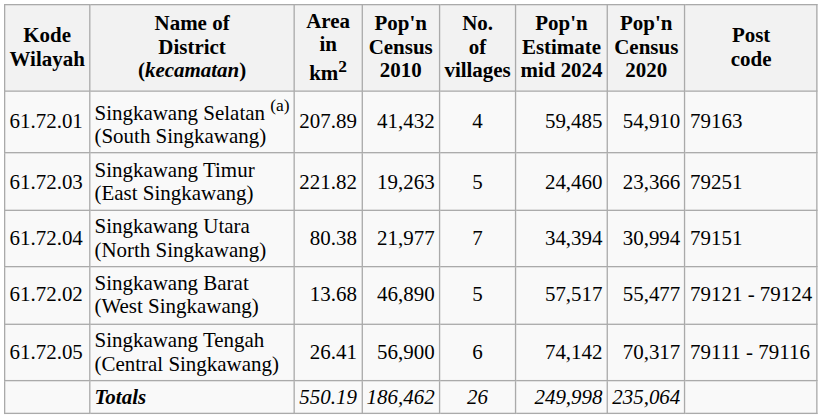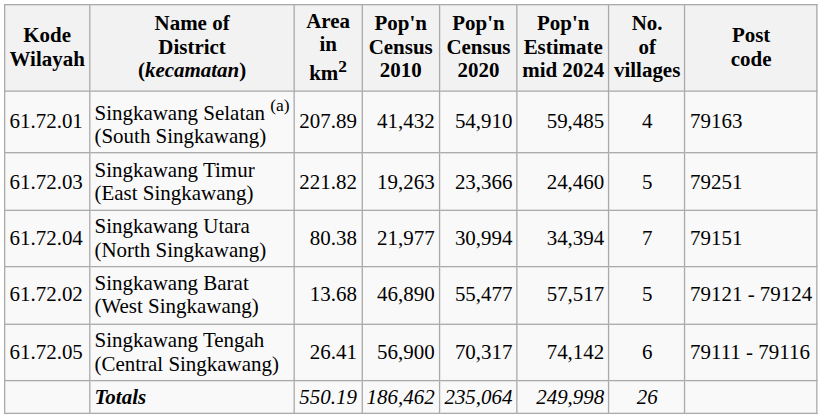columns swapped: (646, 47) <-> (478, 47)
